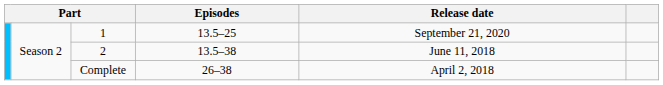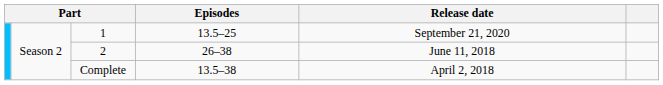(217, 51) 13.5–38 -> (217, 51) 26–38
(217, 70) 26–38 -> (217, 70) 13.5–38
